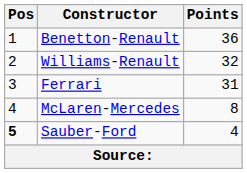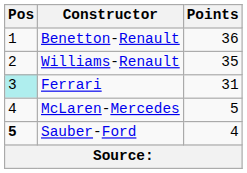(230, 63) 32 -> (230, 63) 35
(12, 87) no background -> (12, 87) paleturquoise background
(234, 110) 8 -> (234, 110) 5
